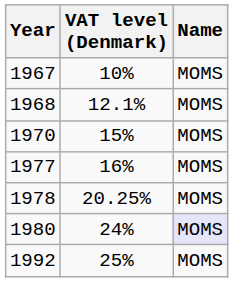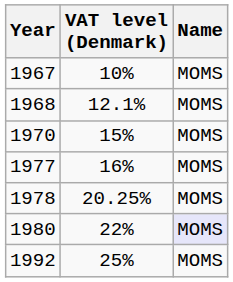(116, 229) 24% -> (116, 229) 22%
